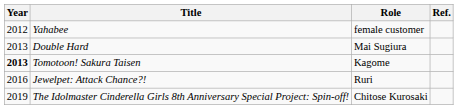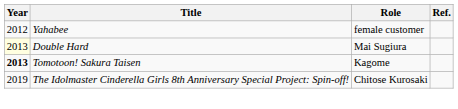(17, 46) no background -> (17, 46) lightyellow background
- row: (90, 79)
